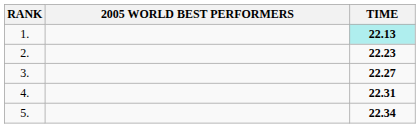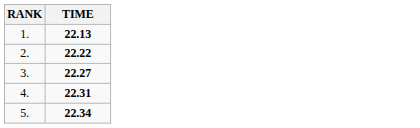- column: (197, 14)
(382, 34) paleturquoise background -> (78, 34) no background
(382, 54) 22.23 -> (78, 54) 22.22
